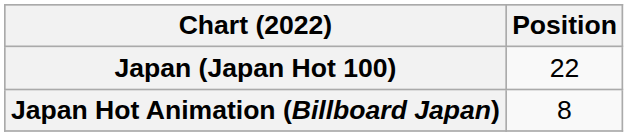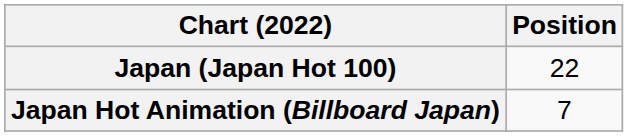(565, 109) 8 -> (565, 109) 7
